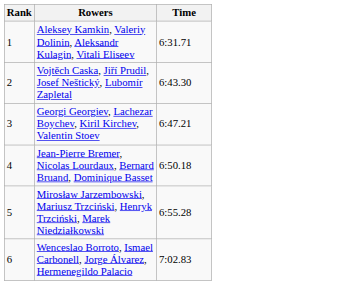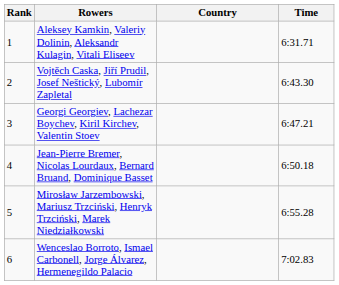+ column: (218, 13)
